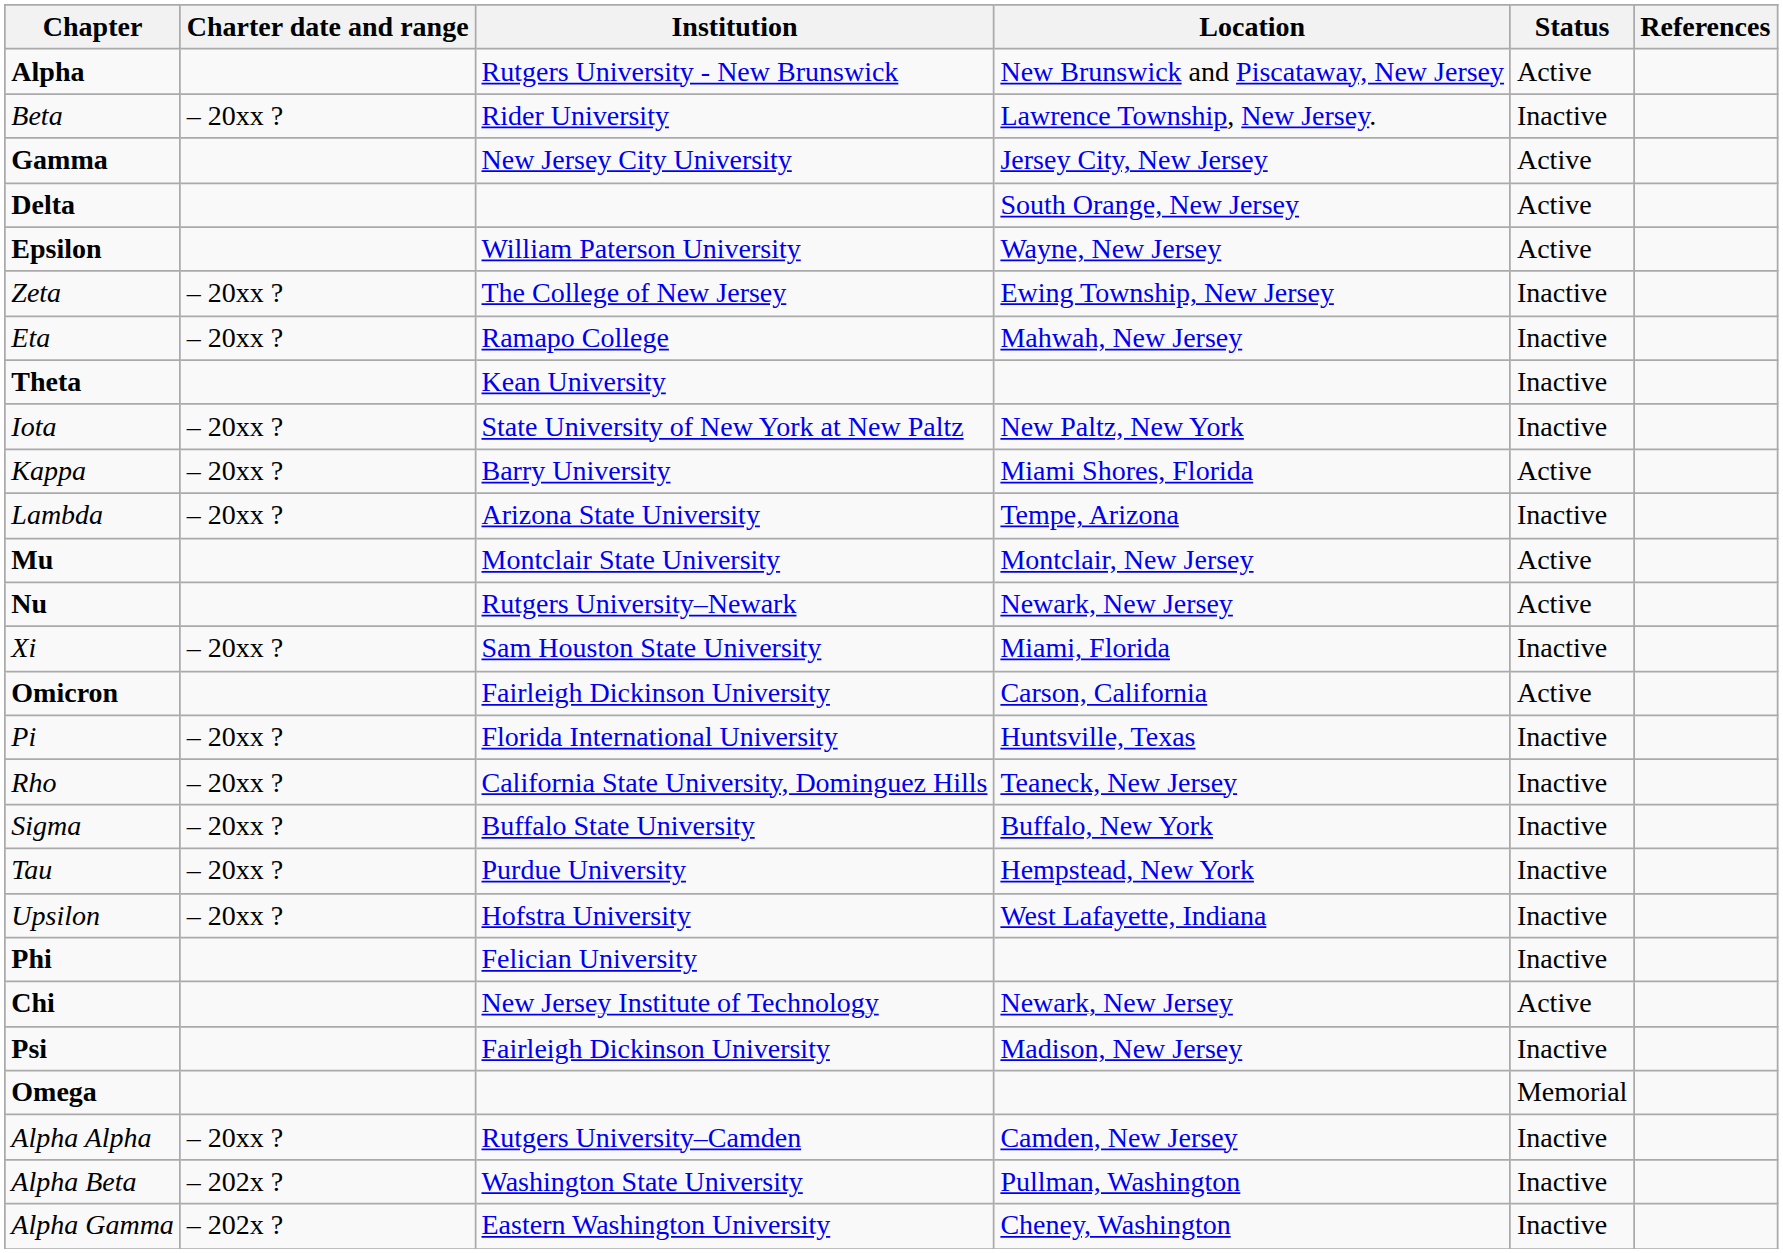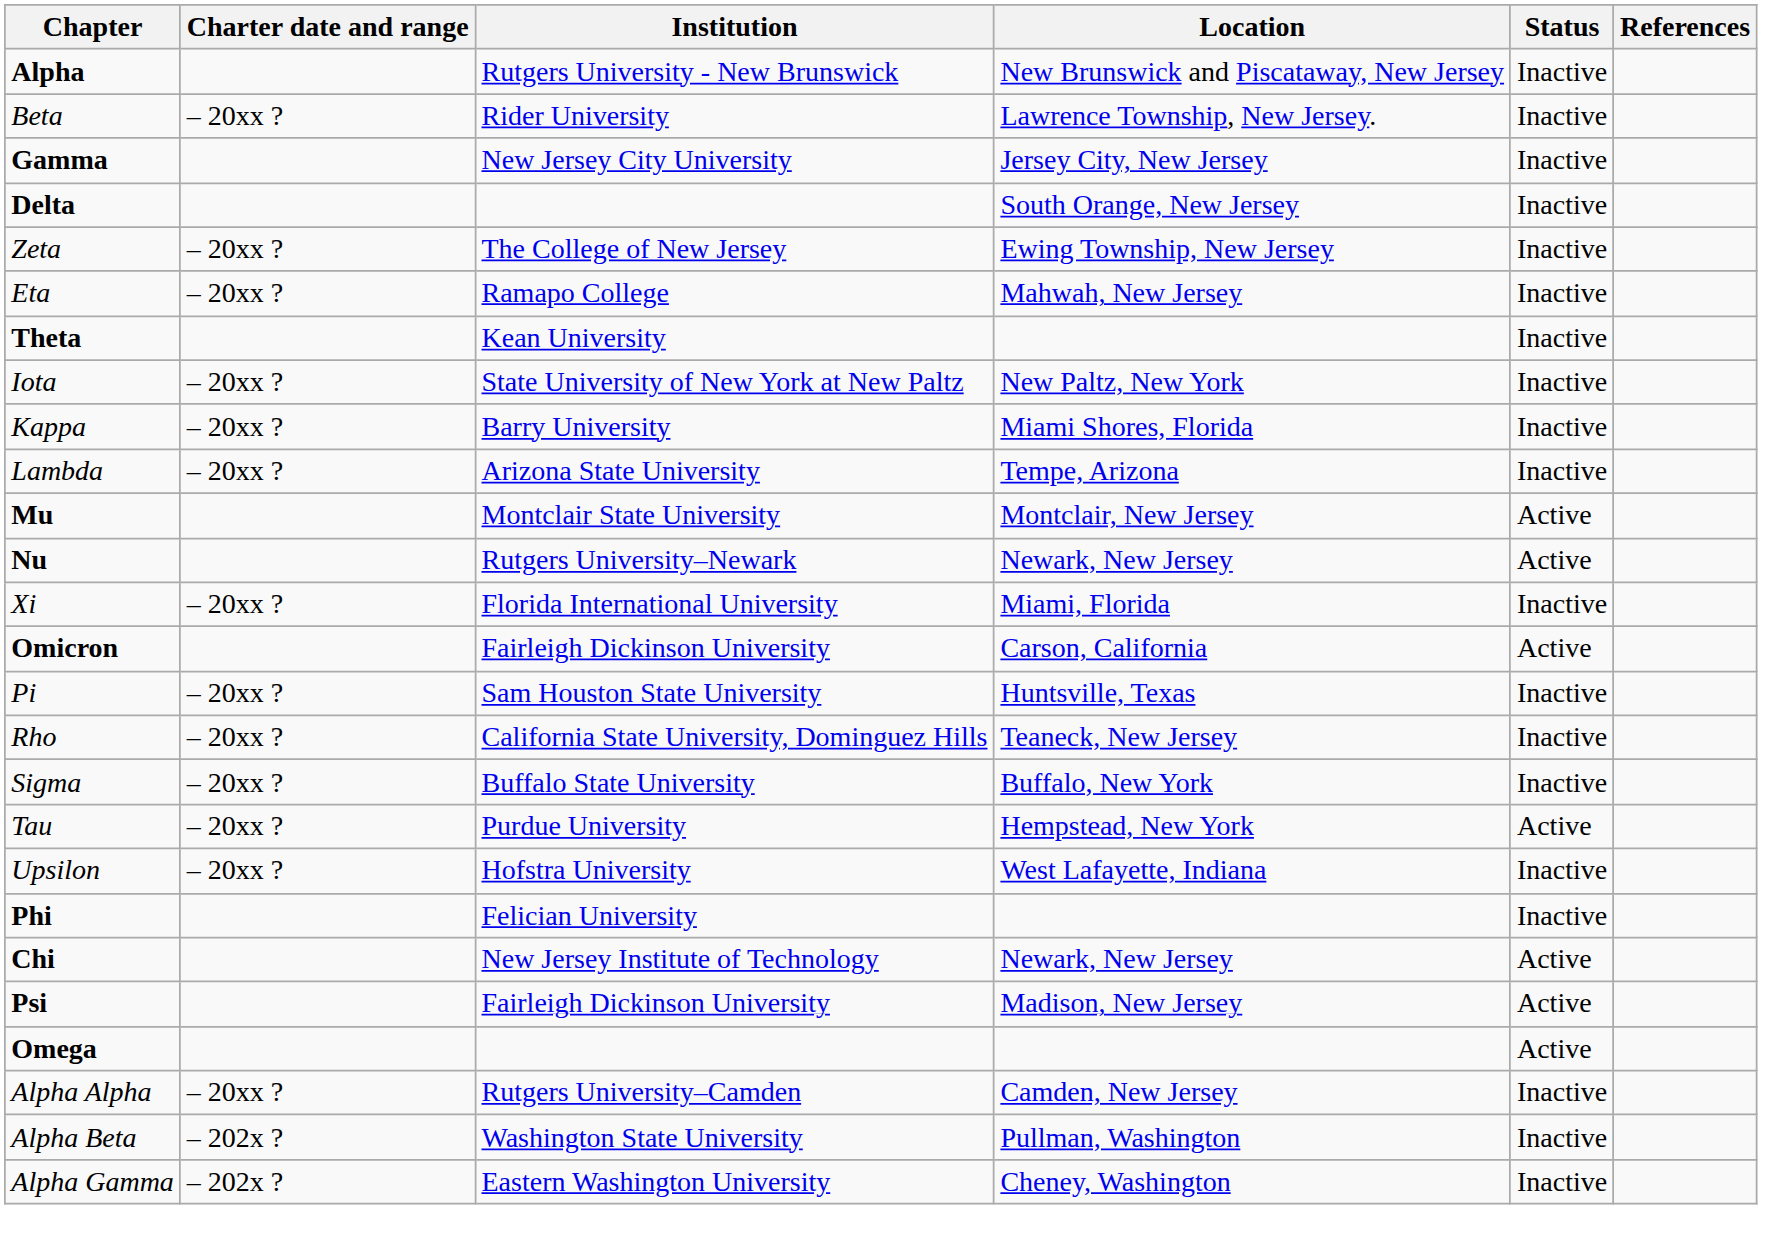(1554, 71) Active -> (1562, 71) Inactive
(1554, 159) Active -> (1562, 159) Inactive
(1554, 204) Active -> (1562, 204) Inactive
- row: (56, 248)
(1554, 470) Active -> (1562, 426) Inactive
(651, 648) Sam Houston State University -> (660, 603) Florida International University
(660, 737) Florida International University -> (651, 692) Sam Houston State University
(1562, 870) Inactive -> (1554, 826) Active
(1562, 1048) Inactive -> (1554, 1003) Active
(1572, 1092) Memorial -> (1554, 1048) Active
